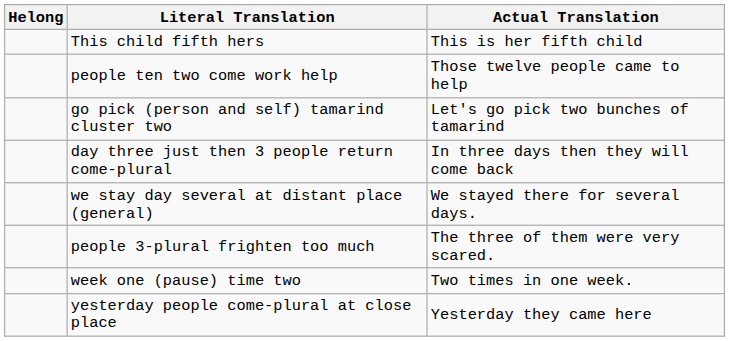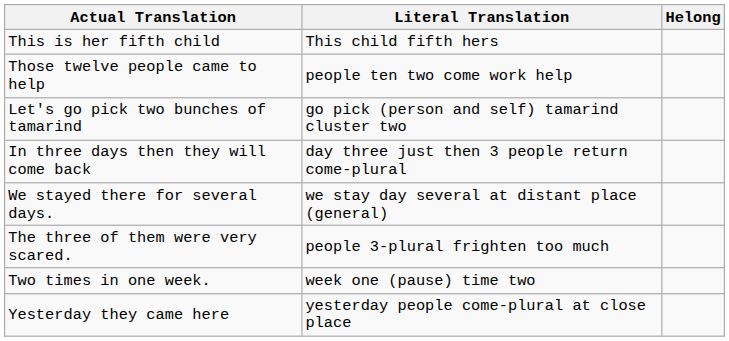columns swapped: (36, 17) <-> (576, 17)
